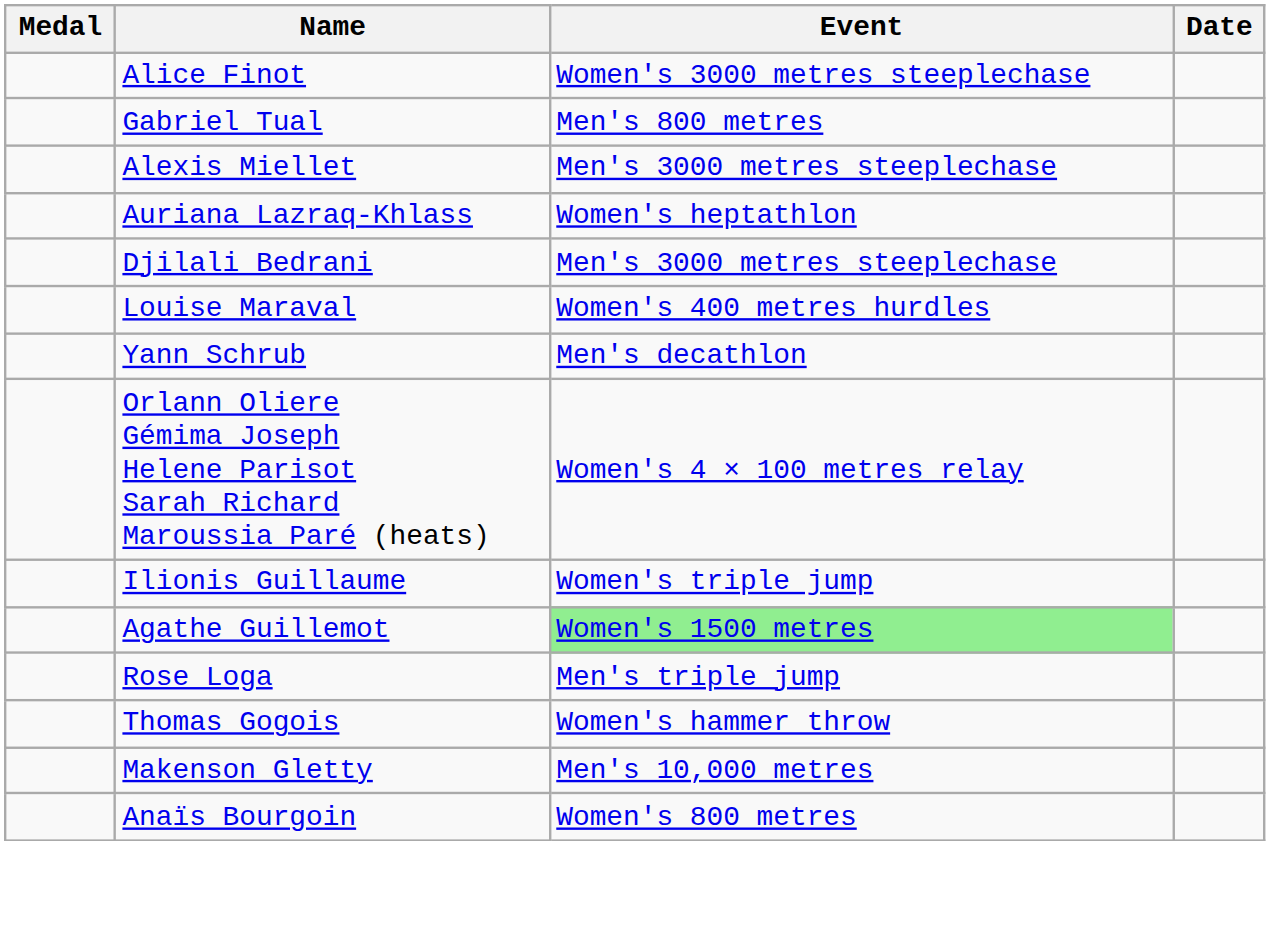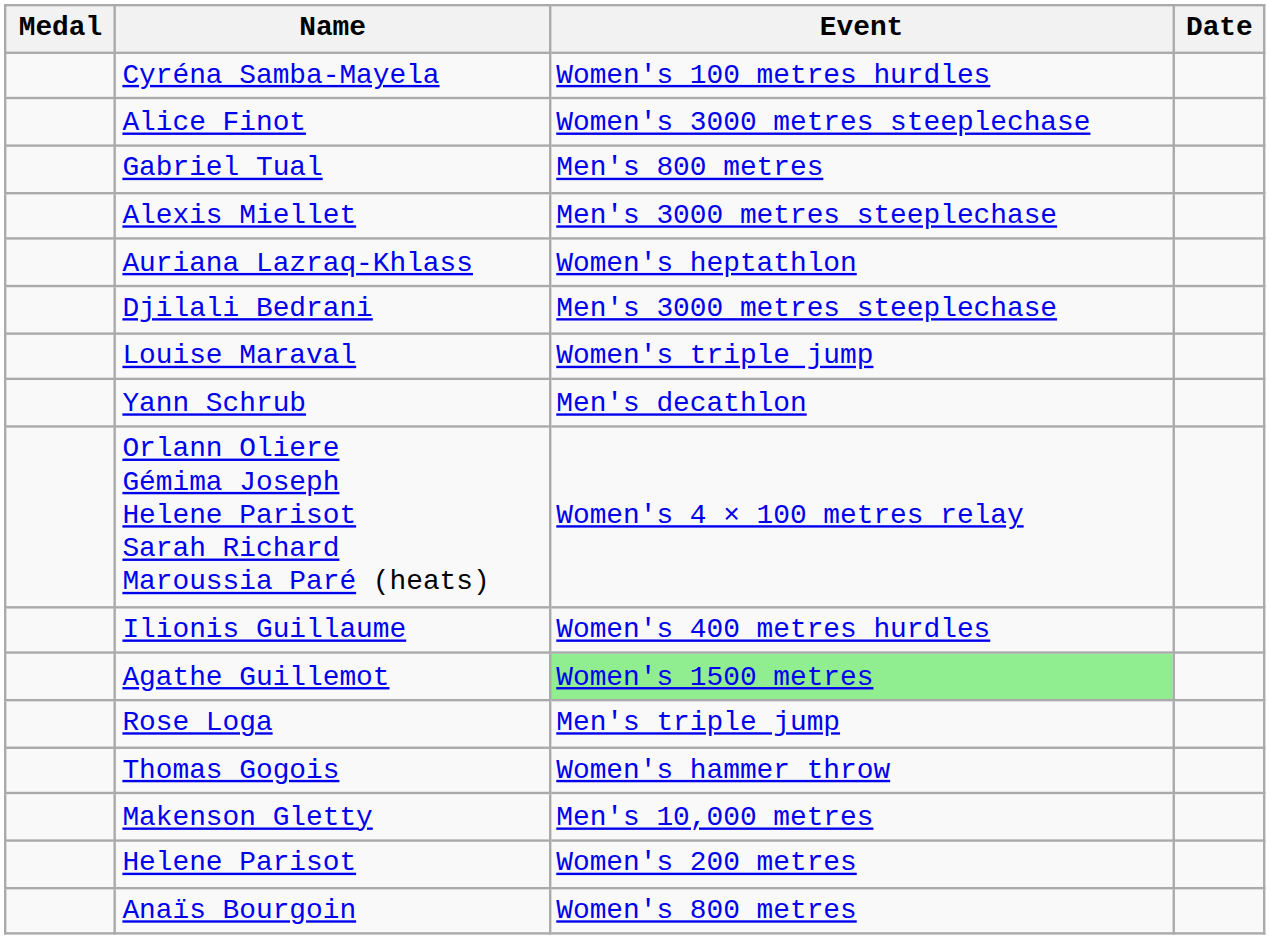+ row: (281, 75)
(773, 309) Women's 400 metres hurdles -> (715, 356) Women's triple jump
(715, 583) Women's triple jump -> (773, 629) Women's 400 metres hurdles
+ row: (239, 863)
